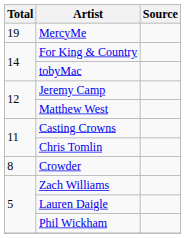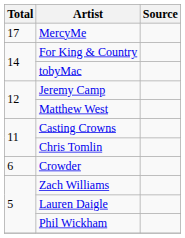(13, 33) 19 -> (13, 33) 17
(10, 166) 8 -> (10, 166) 6
